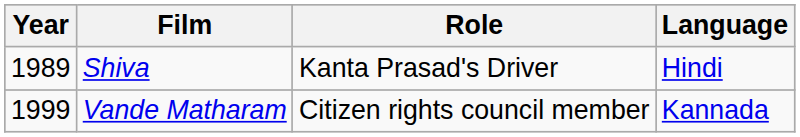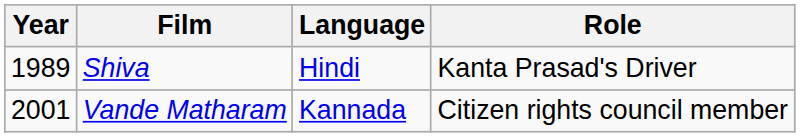columns swapped: (474, 25) <-> (725, 25)
(41, 110) 1999 -> (41, 110) 2001
